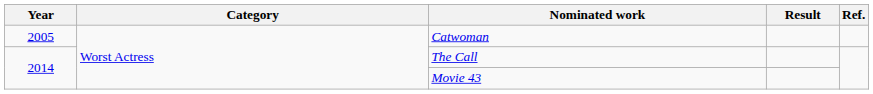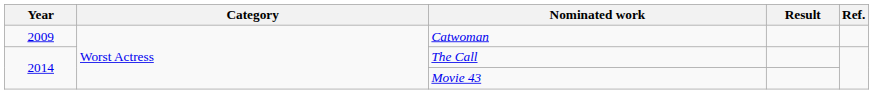(41, 36) 2005 -> (41, 36) 2009
